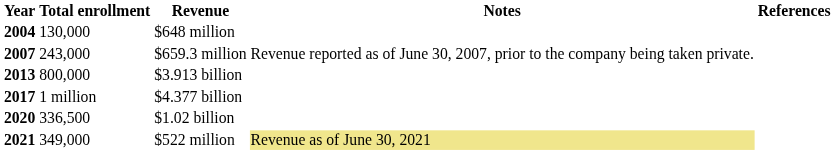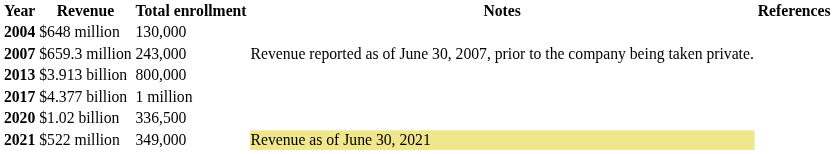columns swapped: (200, 10) <-> (95, 10)
